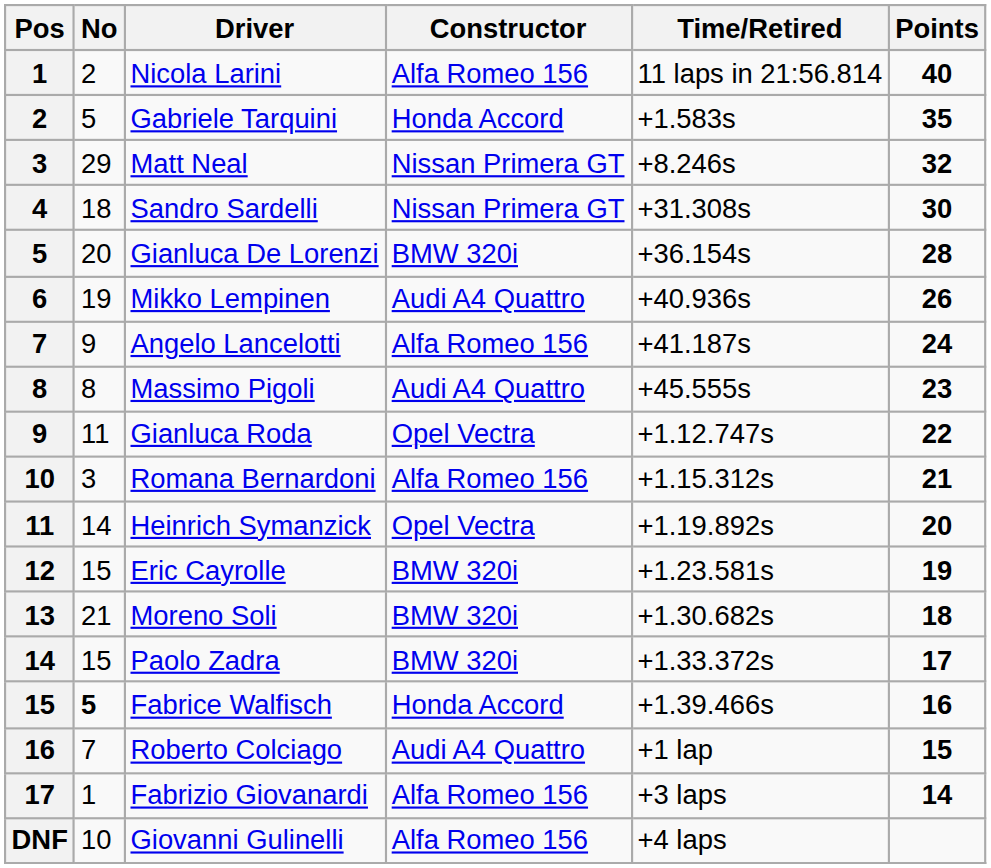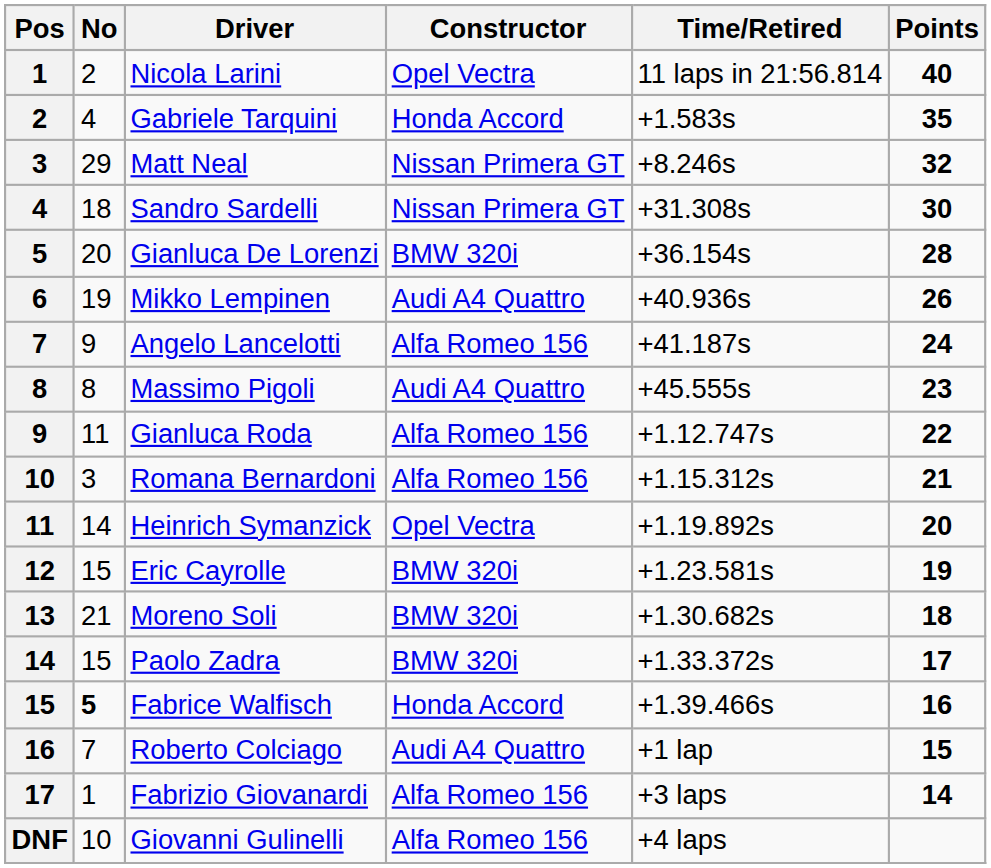(490, 73) Alfa Romeo 156 -> (463, 73) Opel Vectra
(89, 118) 5 -> (89, 118) 4
(463, 434) Opel Vectra -> (490, 434) Alfa Romeo 156
